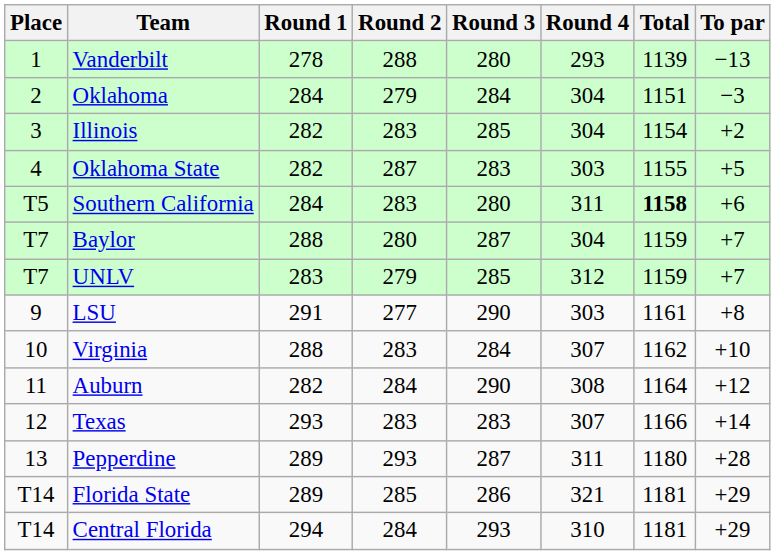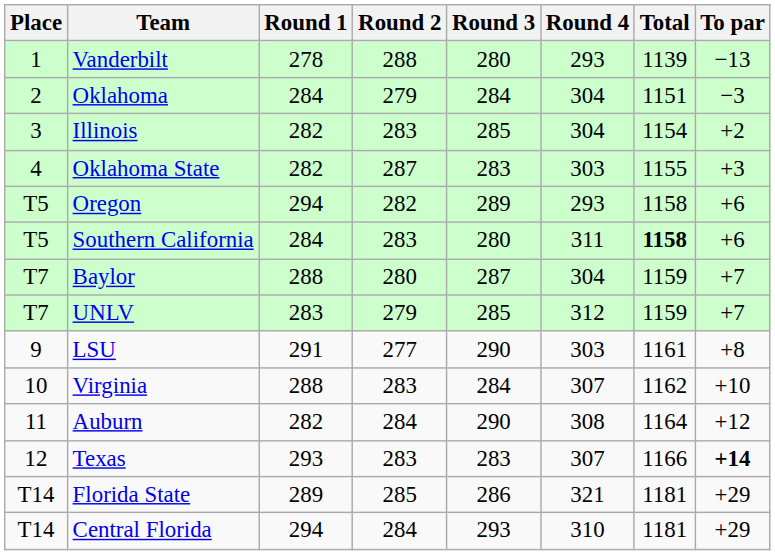(733, 167) +5 -> (733, 167) +3
+ row: (107, 204)
(733, 421) normal -> (733, 458) bold
- row: (124, 458)
